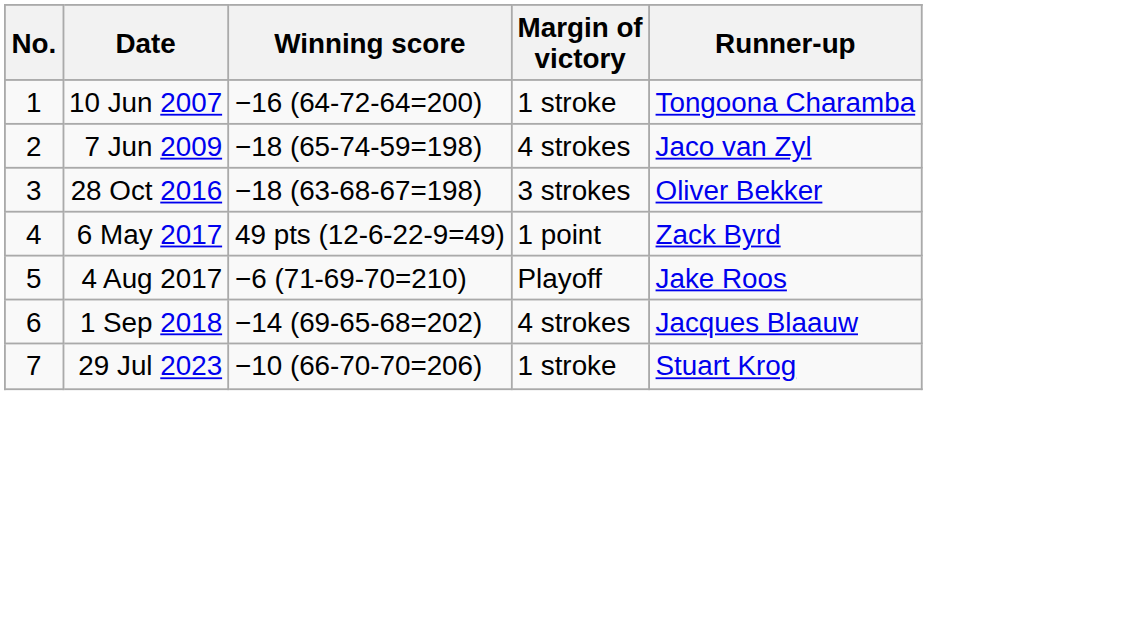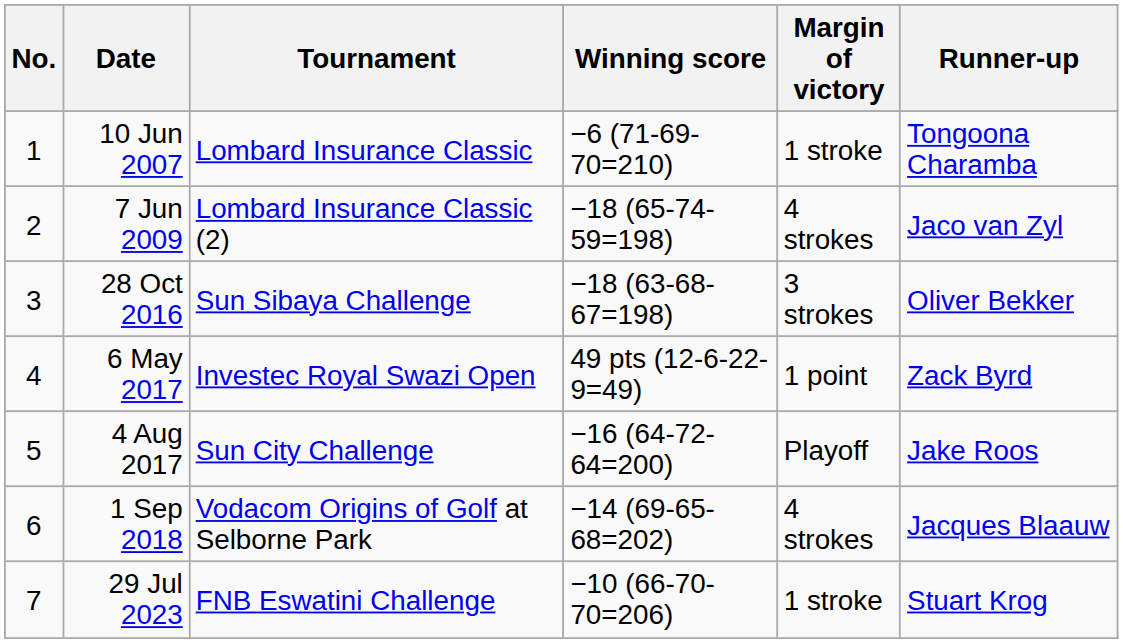+ column: (377, 58)
(359, 102) −16 (64-72-64=200) -> (635, 149) −6 (71-69-70=210)
(351, 278) −6 (71-69-70=210) -> (643, 450) −16 (64-72-64=200)
